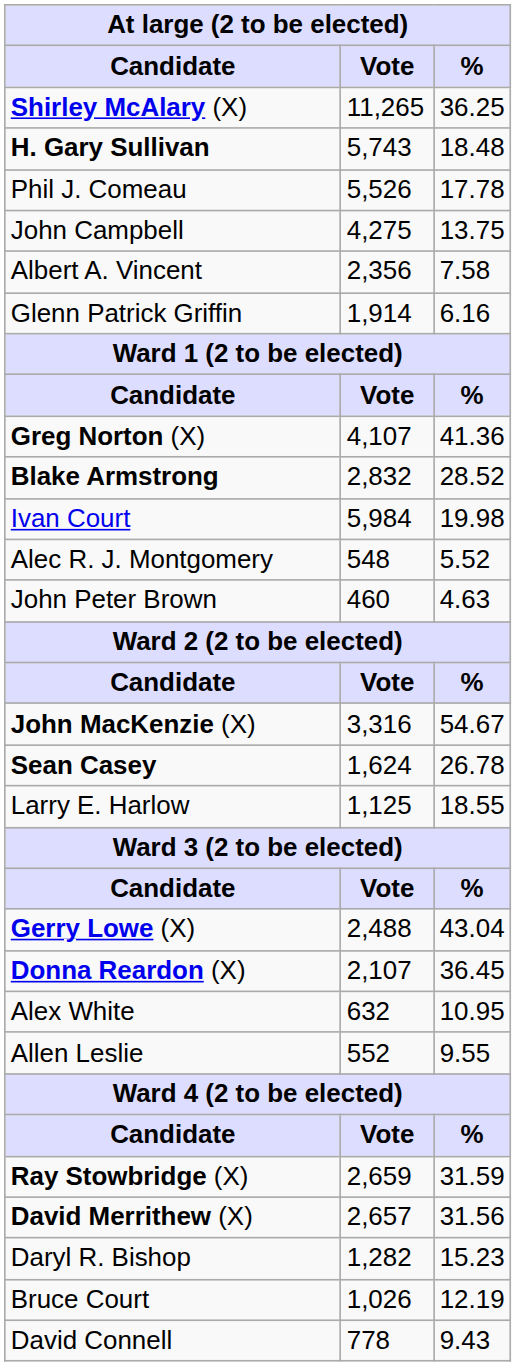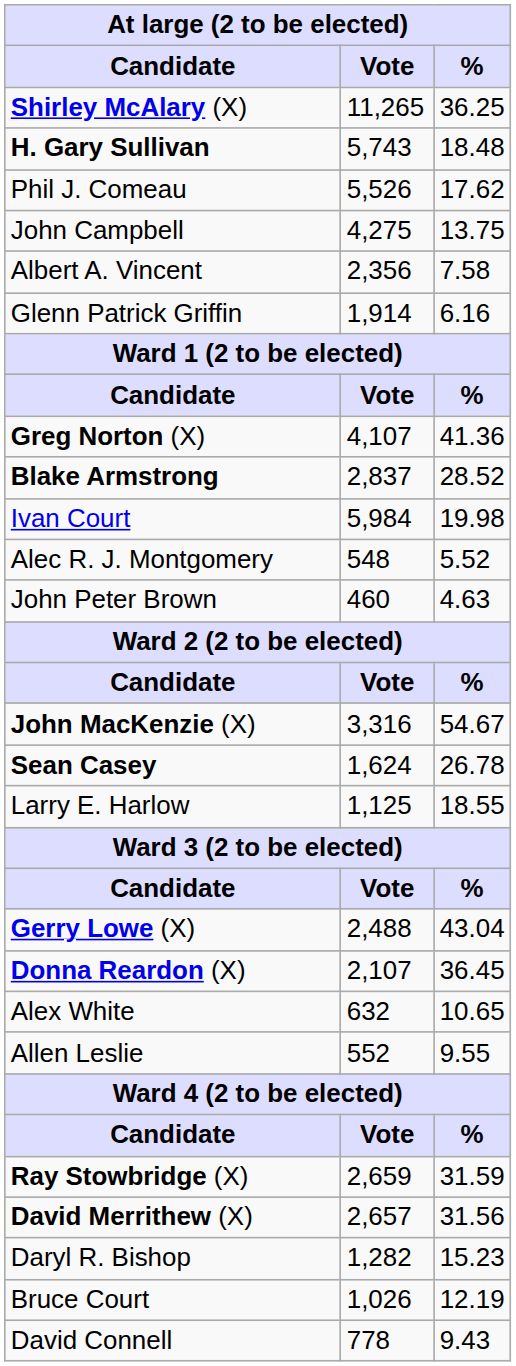(472, 189) 17.78 -> (472, 189) 17.62
(379, 477) 2,832 -> (379, 477) 2,837
(472, 1011) 10.95 -> (472, 1011) 10.65
